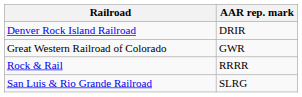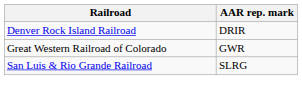- row: (35, 65)
